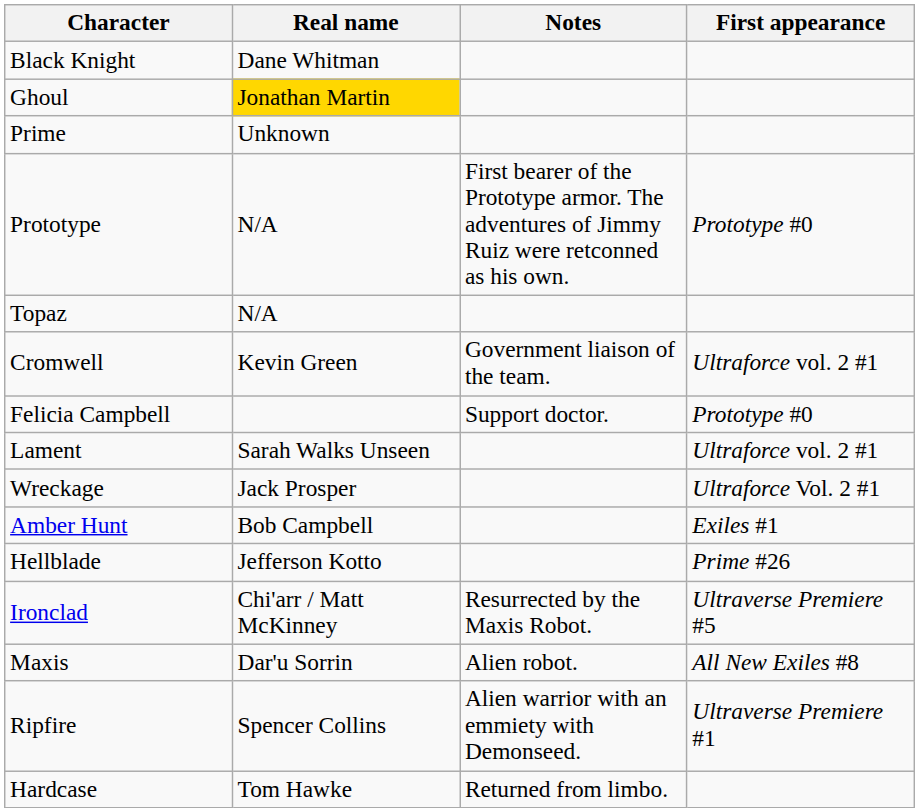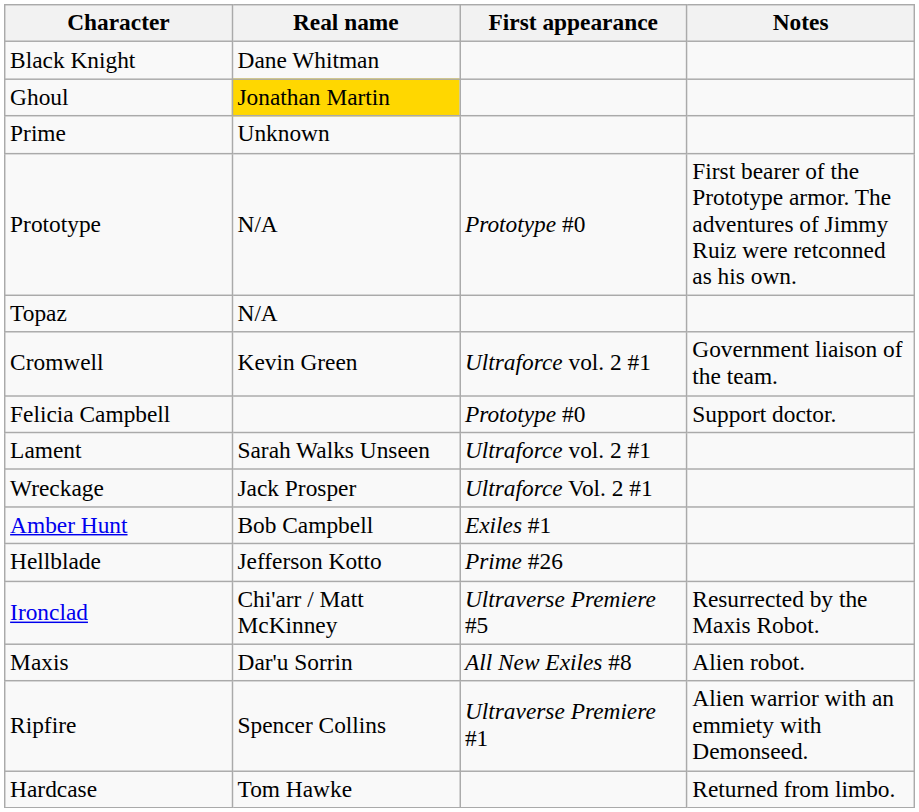columns swapped: (801, 23) <-> (573, 23)
